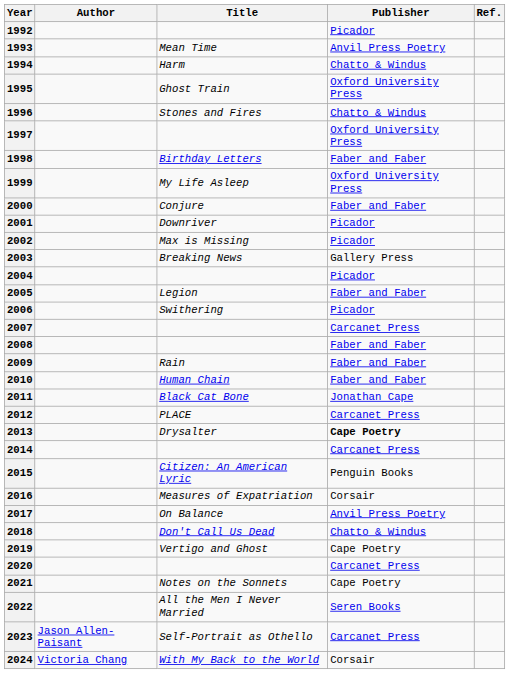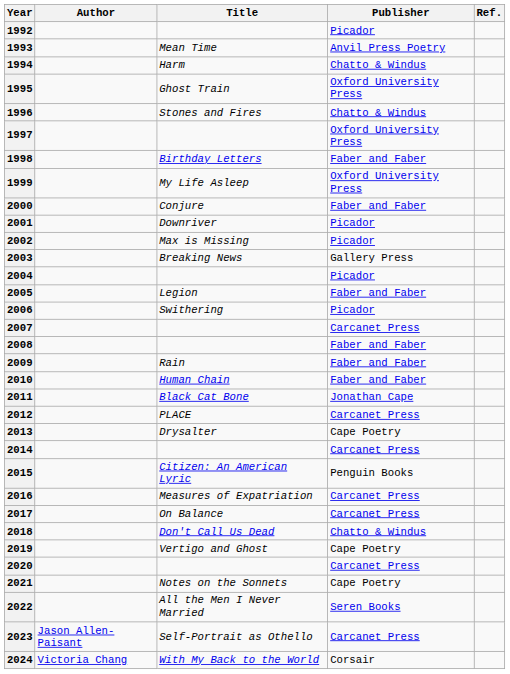(365, 432) bold -> (365, 432) normal
(353, 497) Corsair -> (375, 497) Carcanet Press
(388, 514) Anvil Press Poetry -> (375, 514) Carcanet Press
